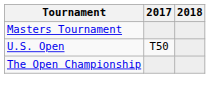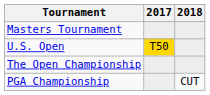(159, 48) no background -> (159, 48) gold background
+ row: (58, 82)
